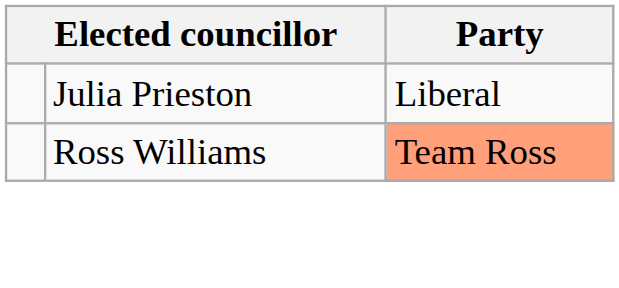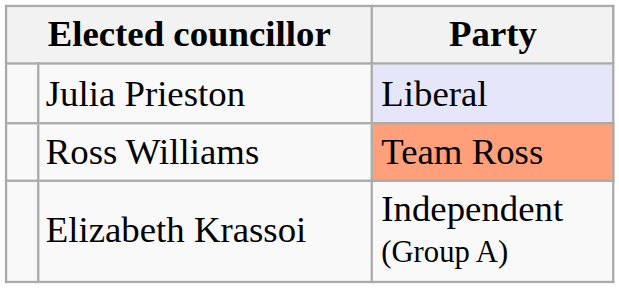(448, 92) no background -> (434, 92) lavender background
+ row: (176, 230)
